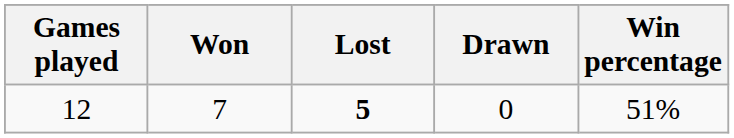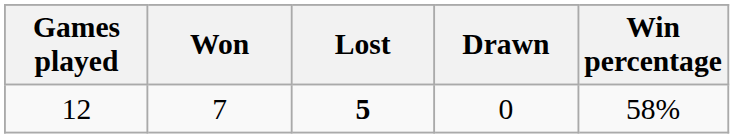(653, 108) 51% -> (653, 108) 58%
